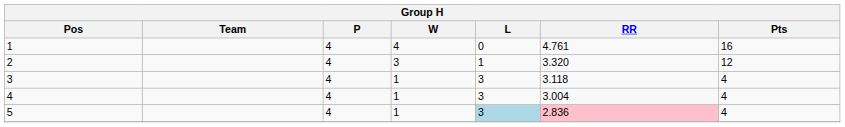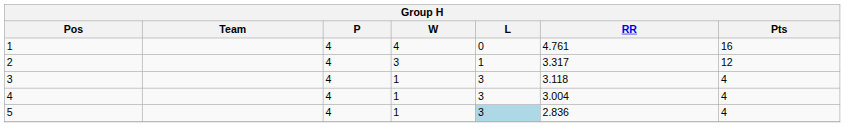(556, 63) 3.320 -> (556, 63) 3.317
(556, 113) pink background -> (556, 113) no background
